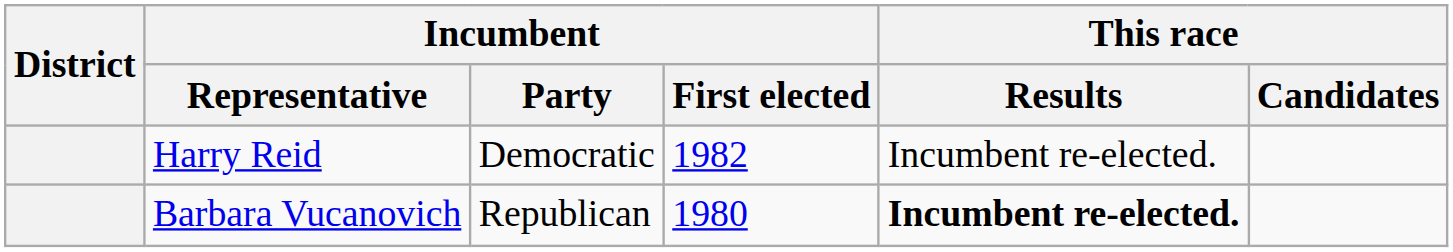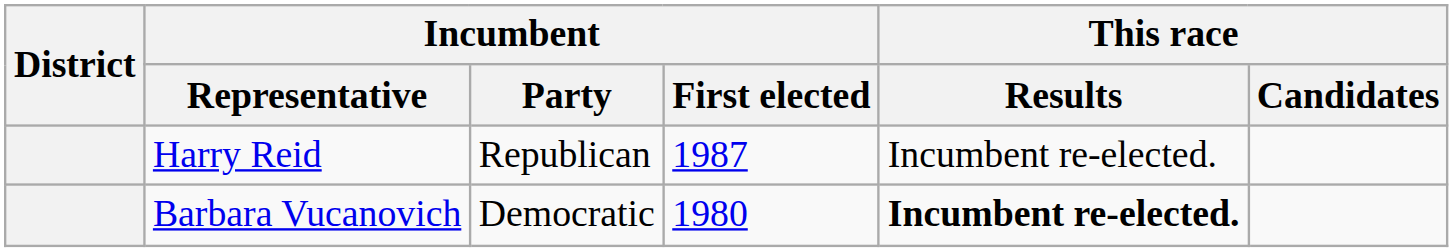(567, 154) Democratic -> (565, 154) Republican
(710, 154) 1982 -> (710, 154) 1987
(565, 214) Republican -> (567, 214) Democratic
